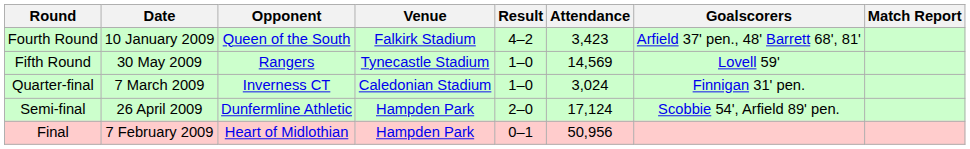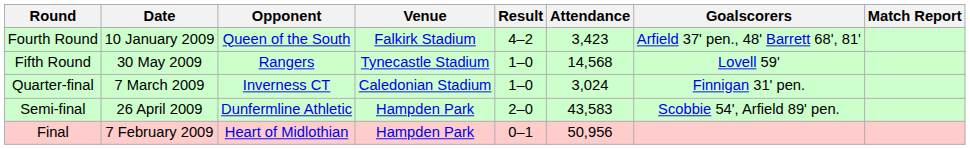(590, 62) 14,569 -> (590, 62) 14,568
(590, 109) 17,124 -> (590, 109) 43,583
